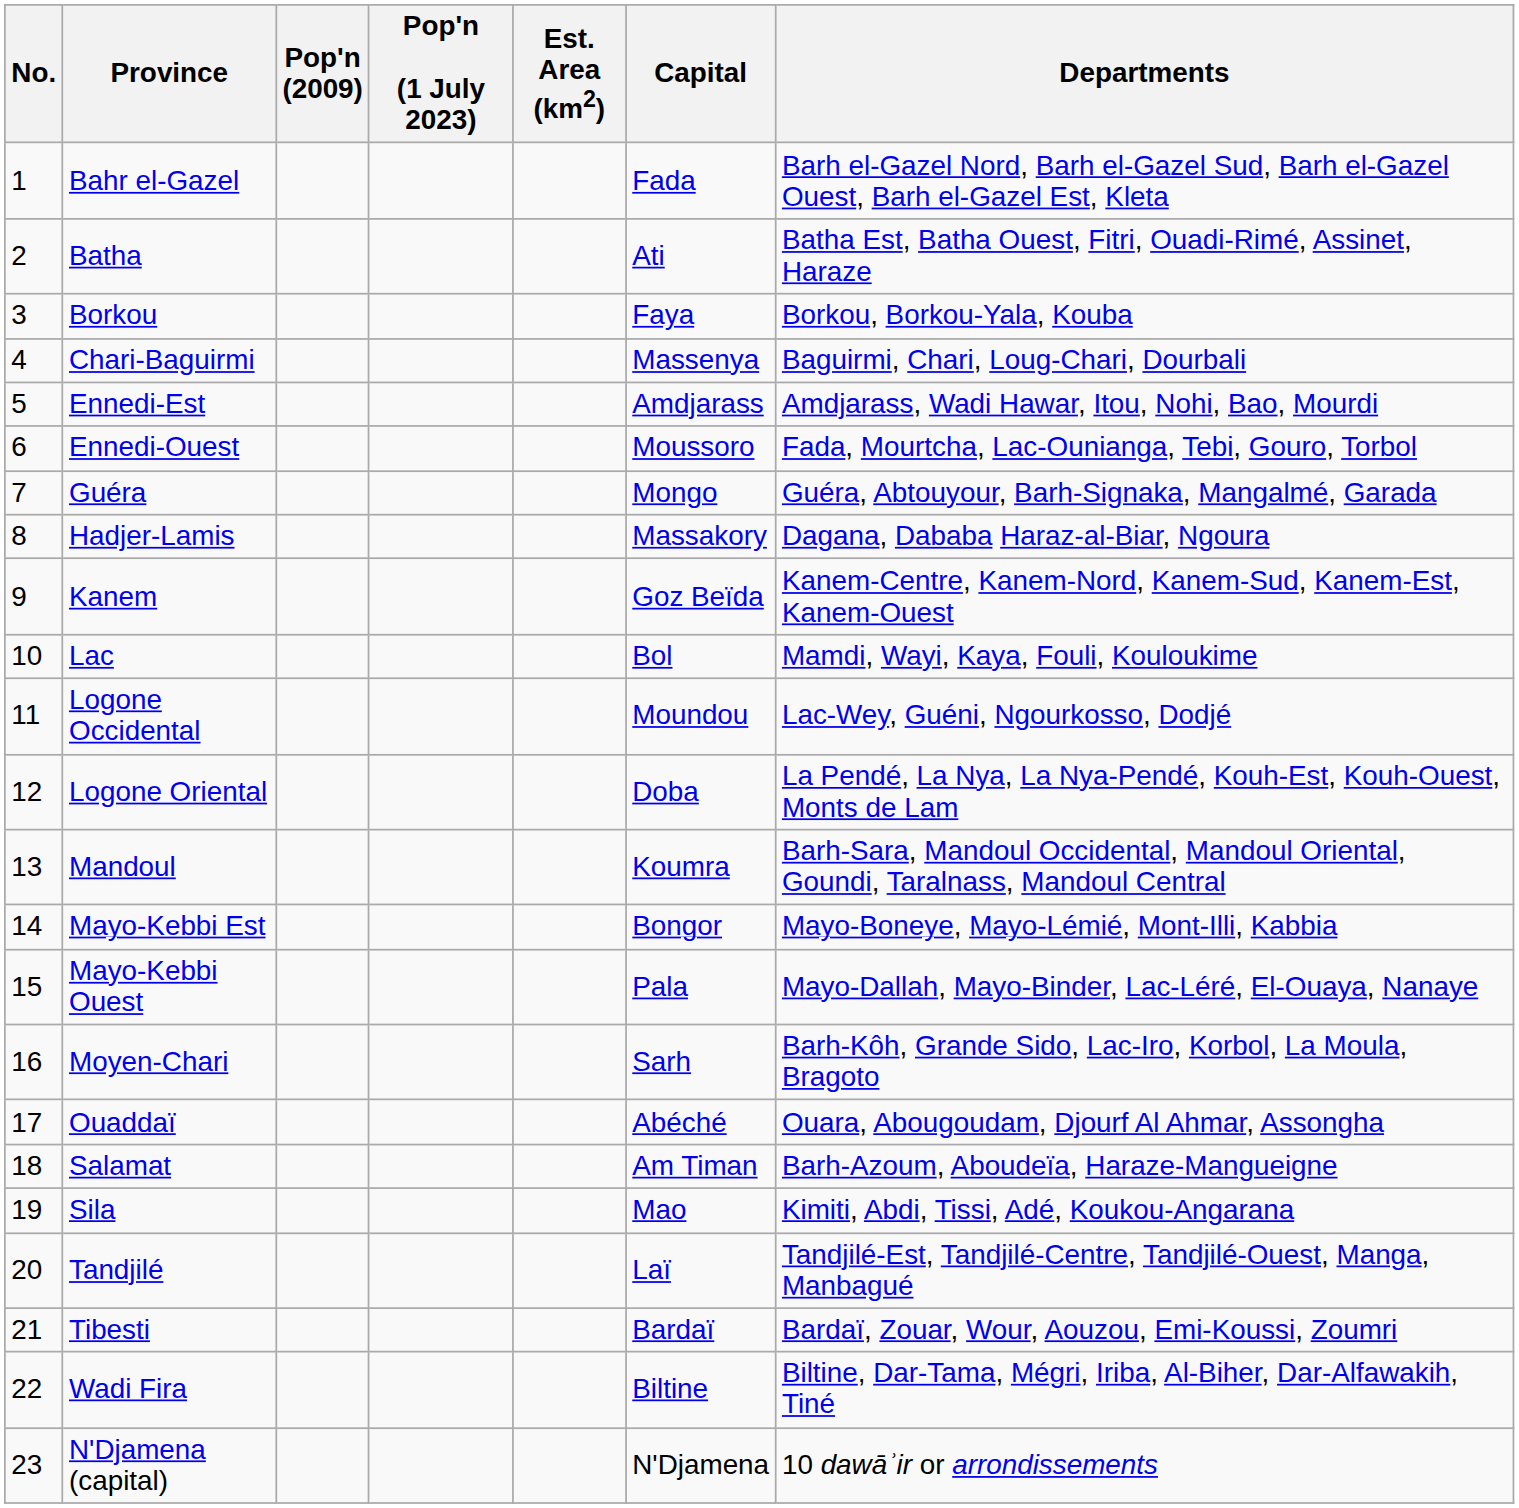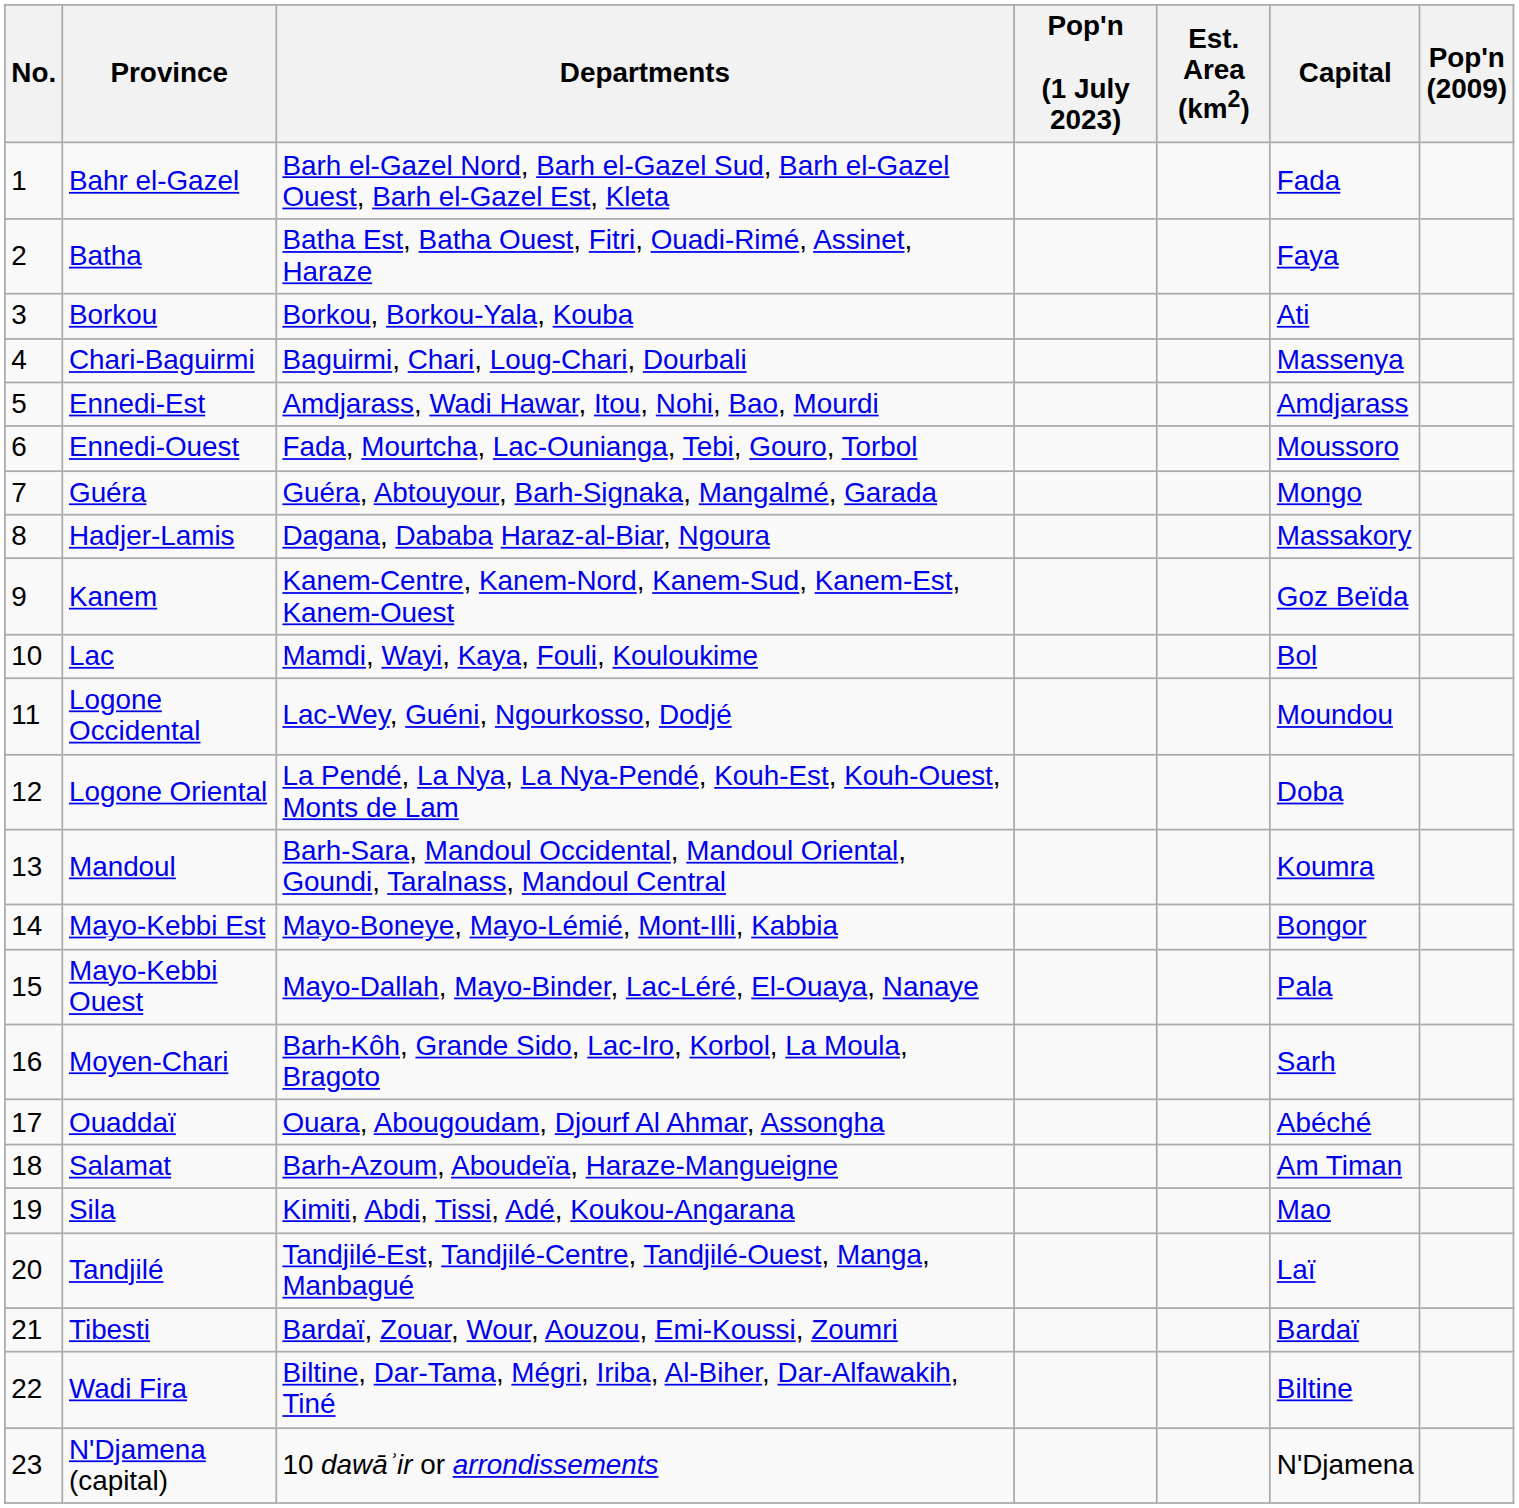columns swapped: (323, 73) <-> (1144, 73)
(648, 255) Ati -> (1308, 255) Faya
(663, 315) Faya -> (1293, 315) Ati
